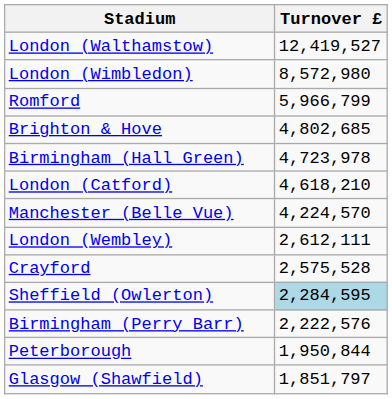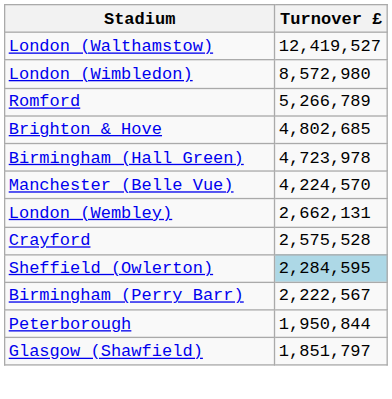(325, 102) 5,966,799 -> (325, 102) 5,266,789
- row: (90, 185)
(325, 241) 2,612,111 -> (325, 213) 2,662,131
(325, 324) 2,222,576 -> (325, 296) 2,222,567
